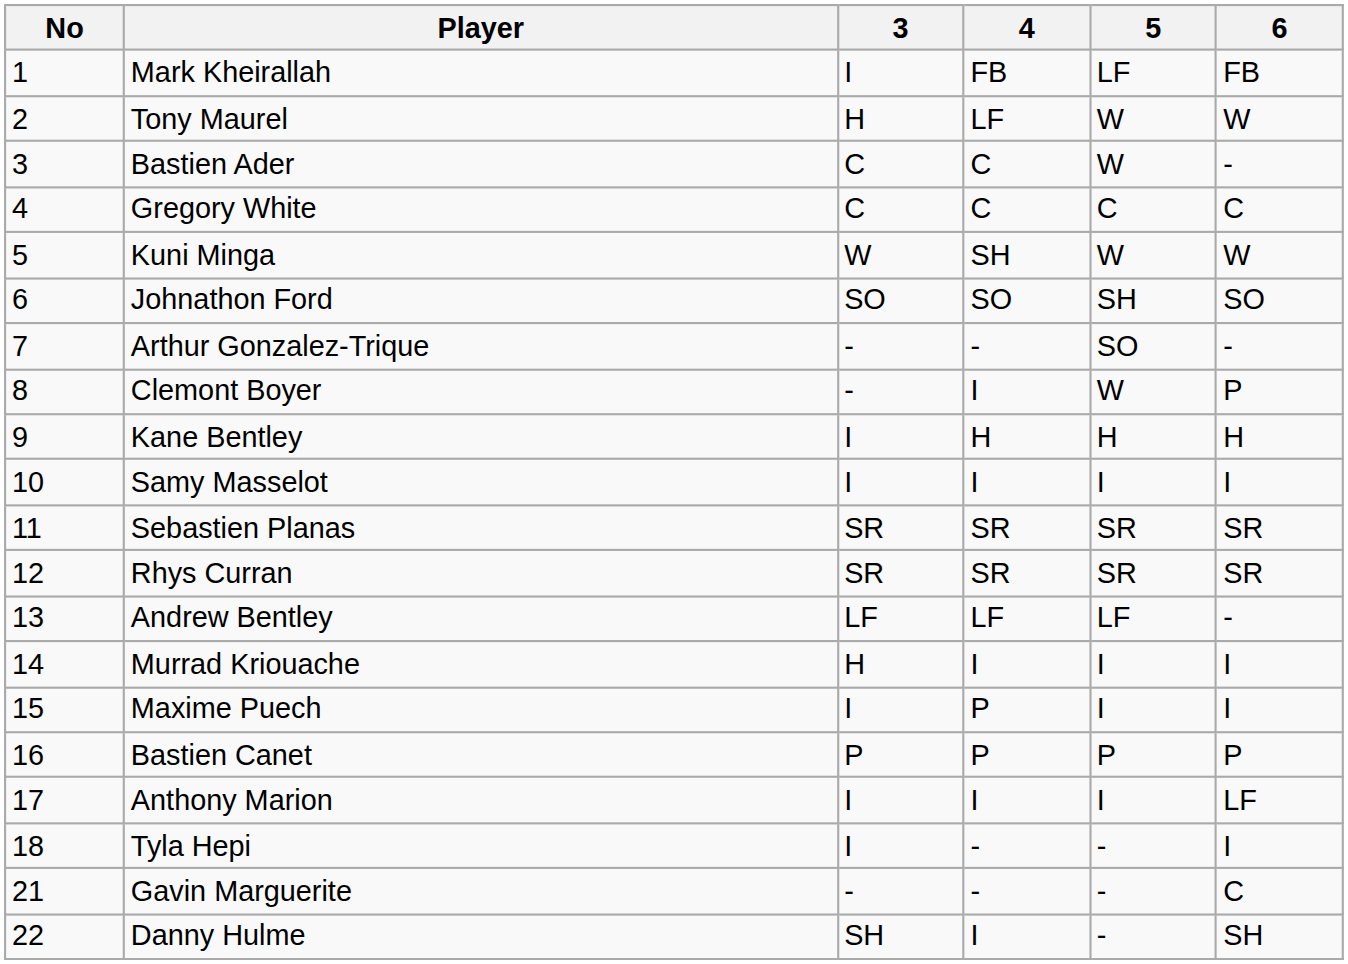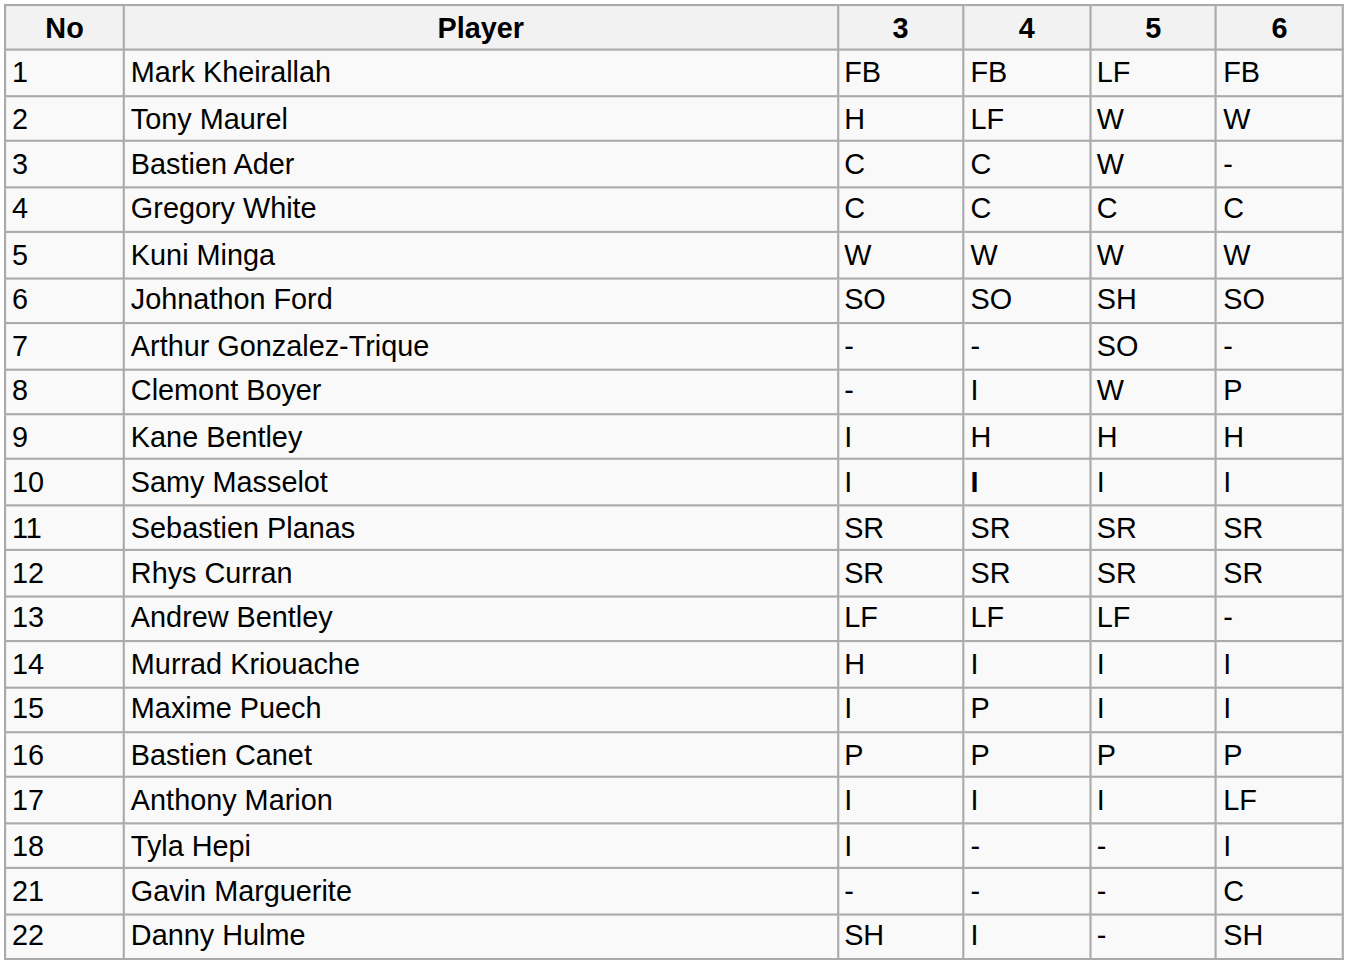(848, 73) I -> (863, 73) FB
(991, 255) SH -> (984, 255) W
(974, 482) normal -> (974, 482) bold
